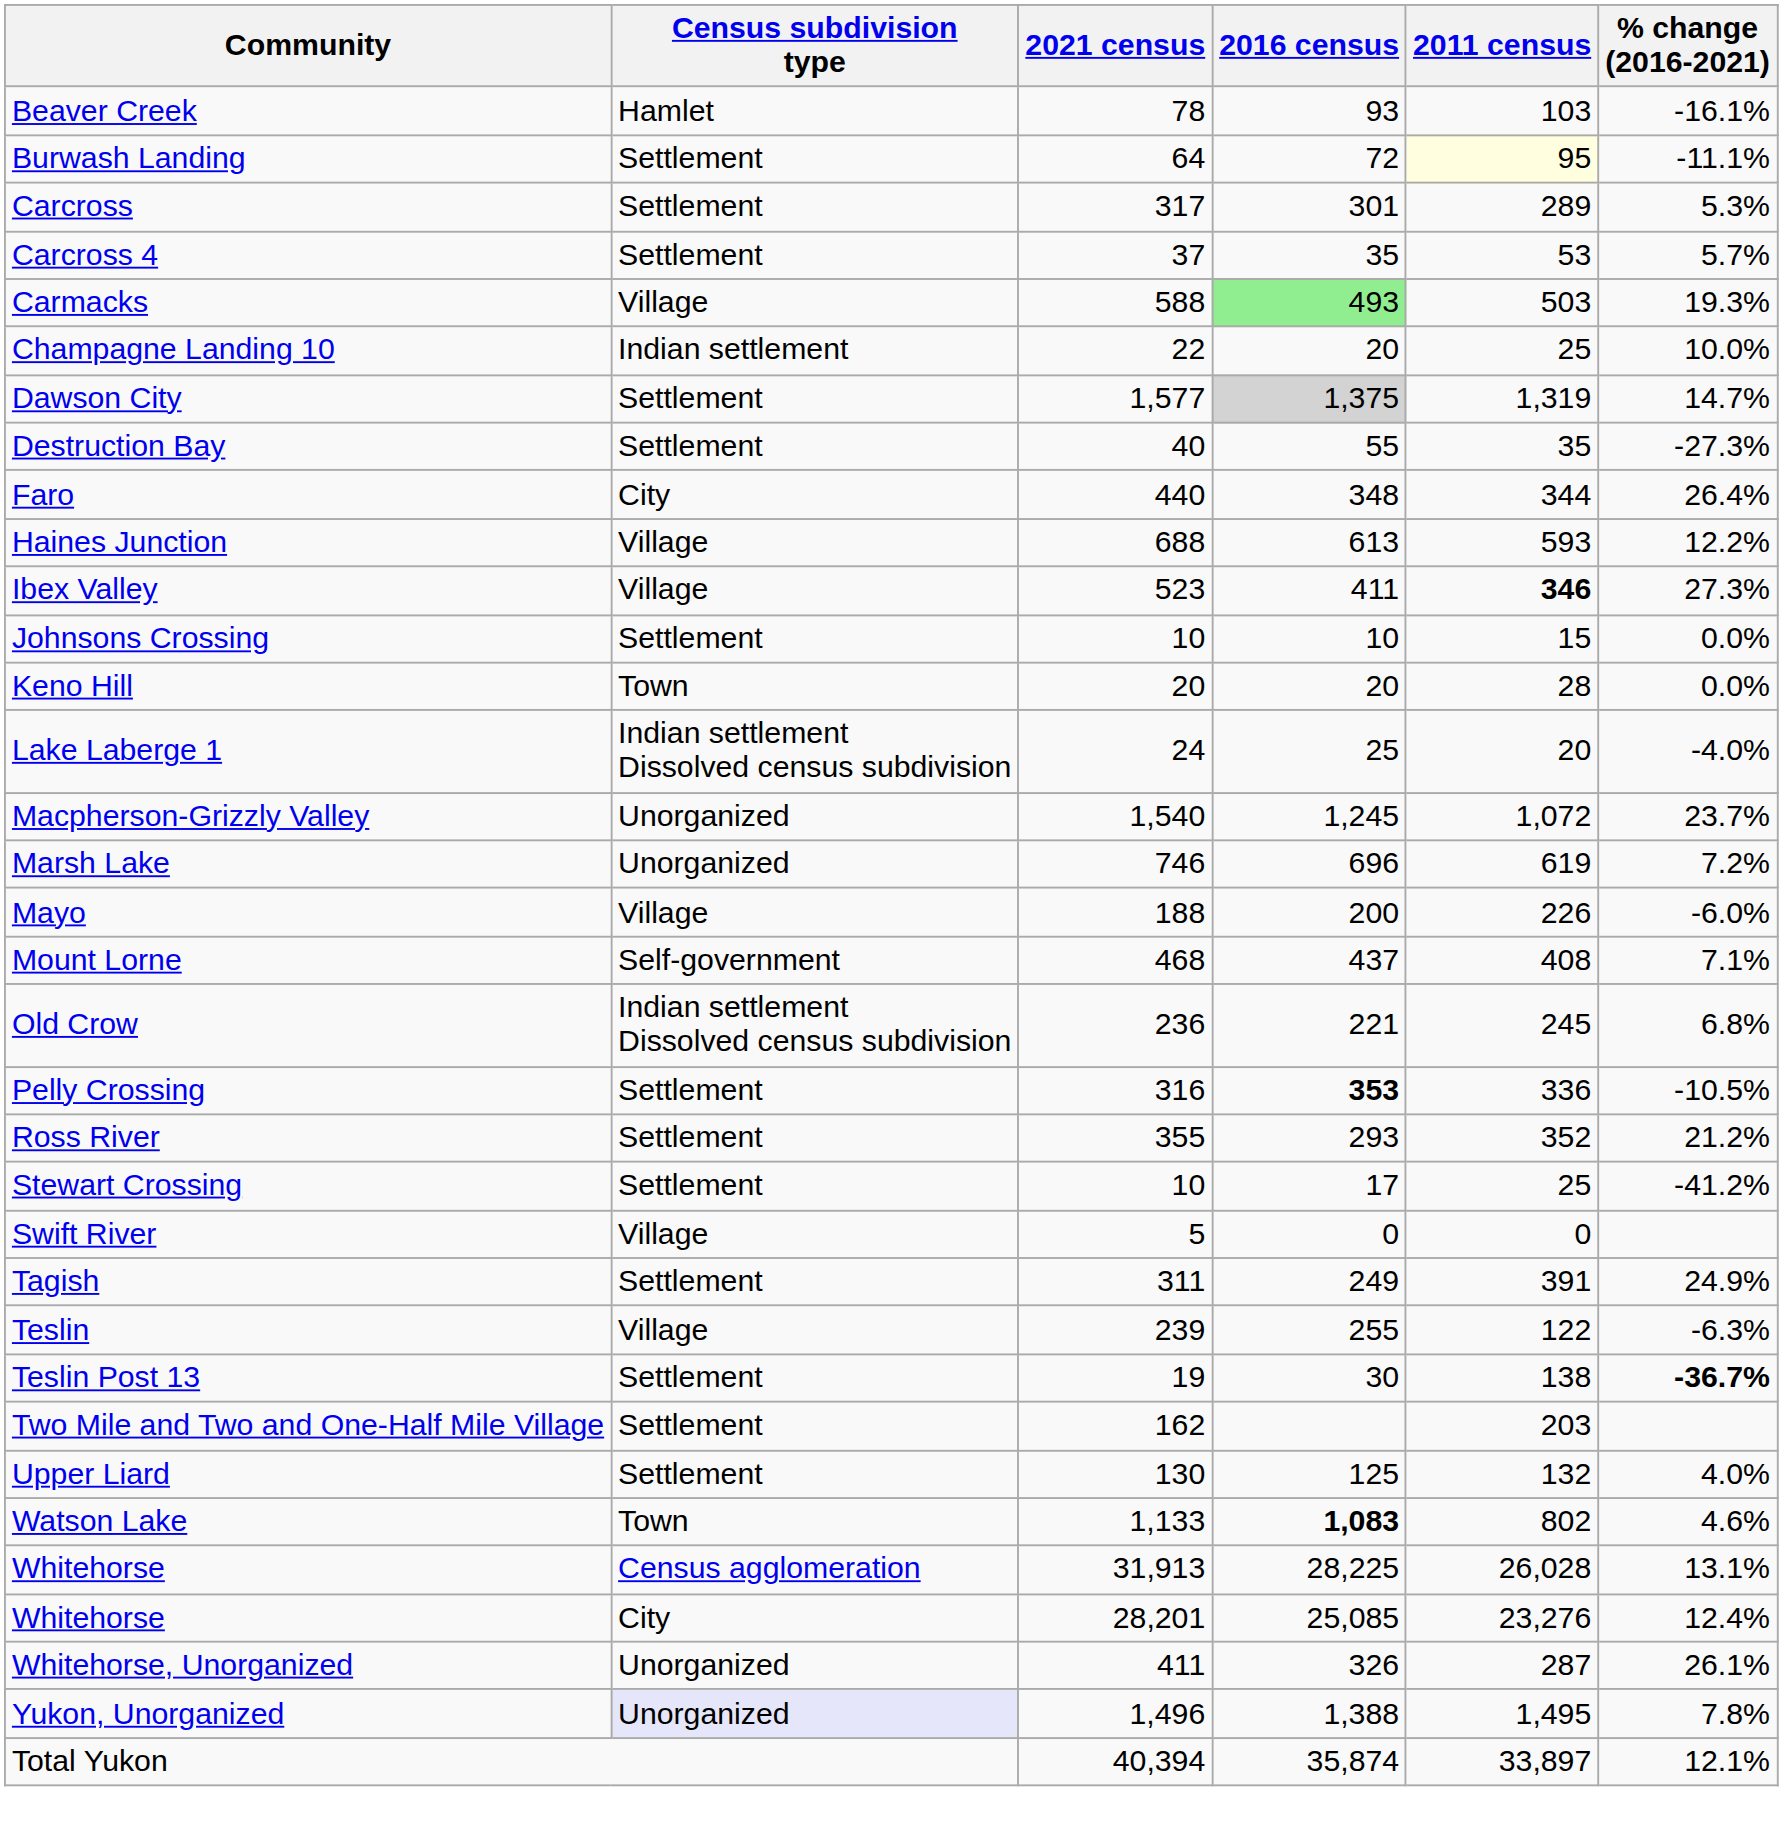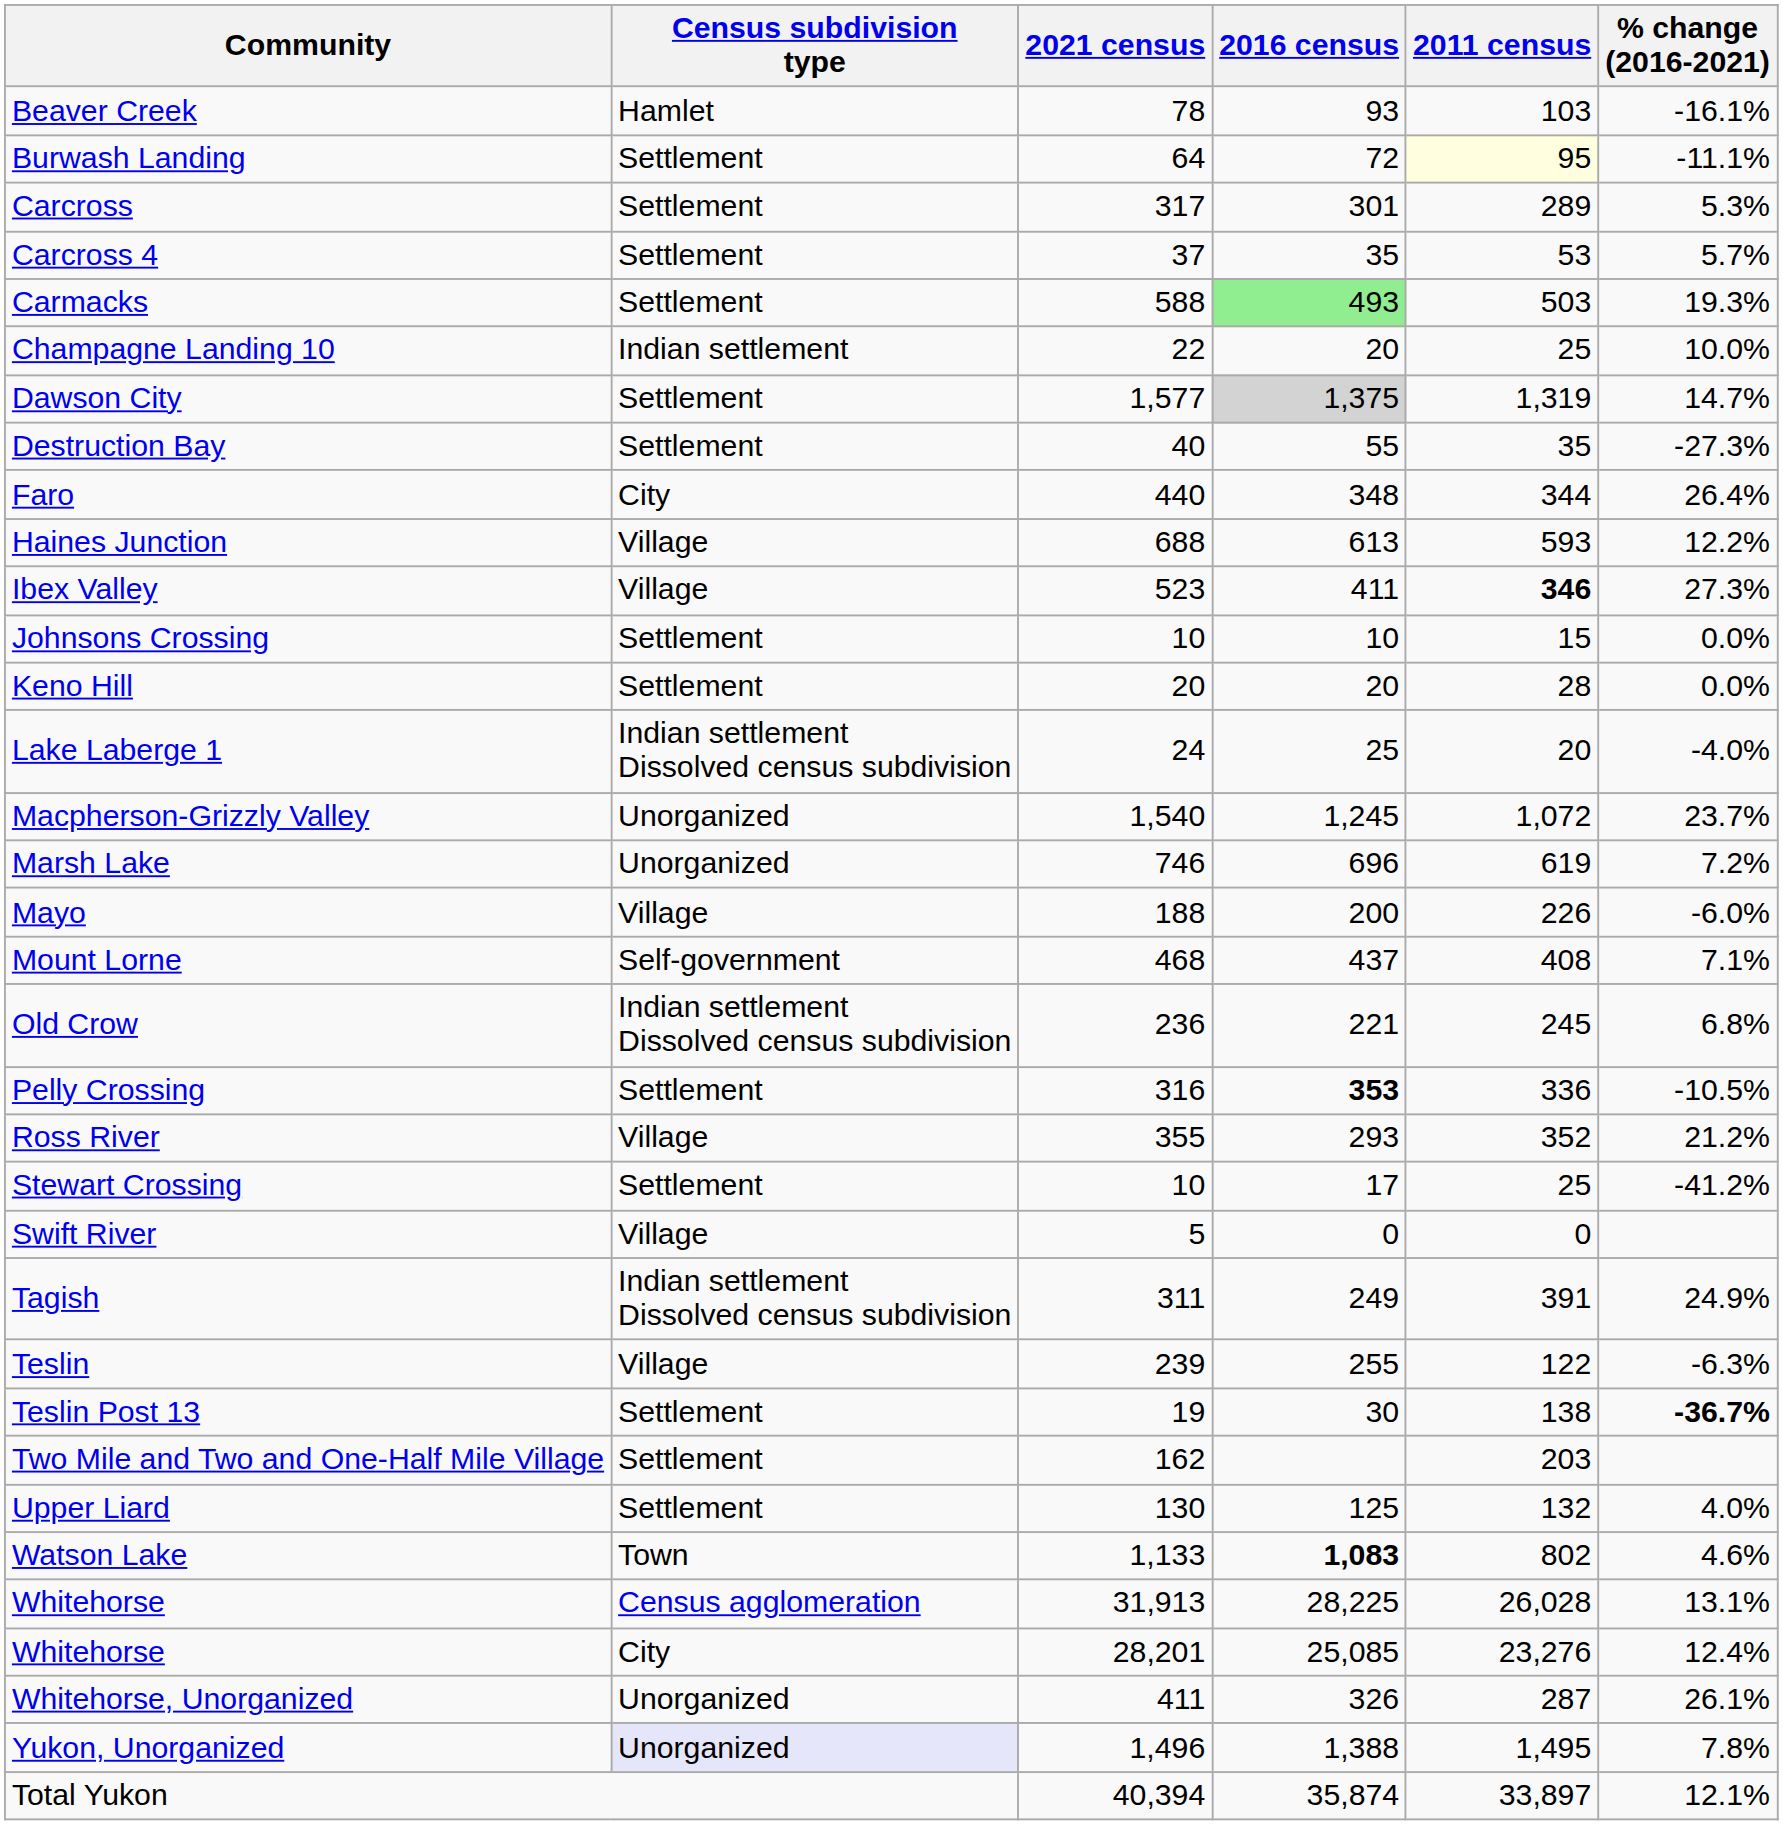(663, 302) Village -> (690, 302) Settlement
(653, 685) Town -> (690, 685) Settlement
(690, 1137) Settlement -> (663, 1137) Village
(690, 1281) Settlement -> (815, 1298) Indian settlement Dissolved census subdivision
